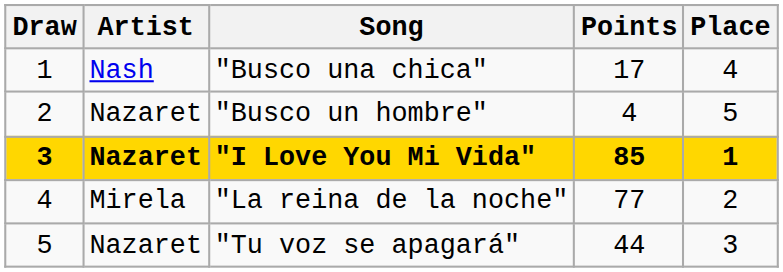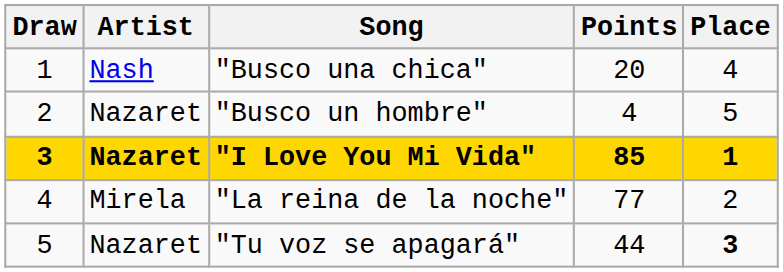(629, 70) 17 -> (629, 70) 20
(730, 245) normal -> (730, 245) bold
